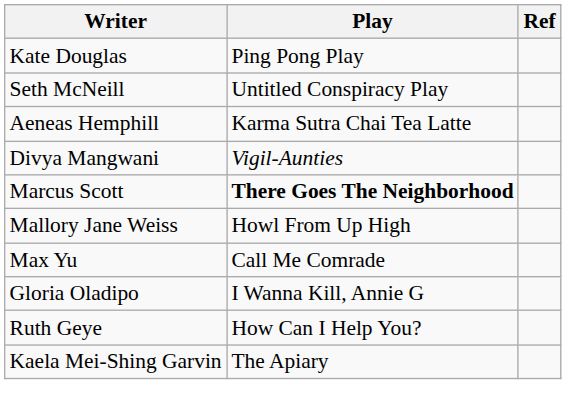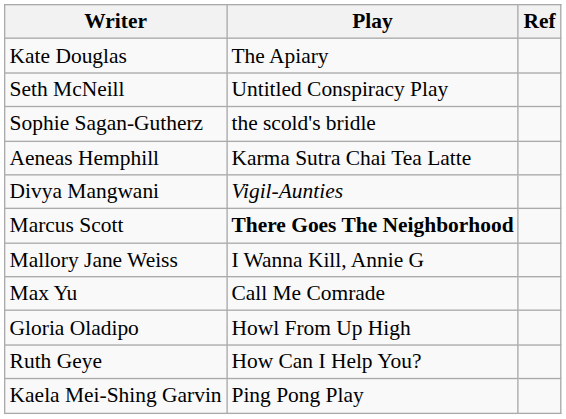(298, 55) Ping Pong Play -> (280, 55) The Apiary
+ row: (106, 123)
(321, 225) Howl From Up High -> (328, 259) I Wanna Kill, Annie G
(328, 293) I Wanna Kill, Annie G -> (321, 327) Howl From Up High
(280, 361) The Apiary -> (298, 395) Ping Pong Play
